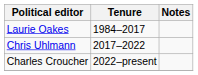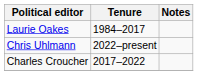(119, 45) 2017–2022 -> (125, 45) 2022–present
(125, 62) 2022–present -> (119, 62) 2017–2022
